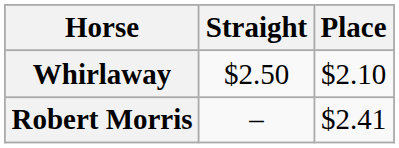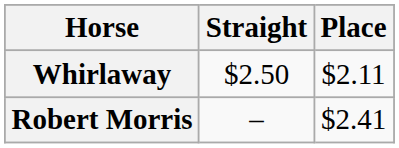(354, 73) $2.10 -> (354, 73) $2.11
